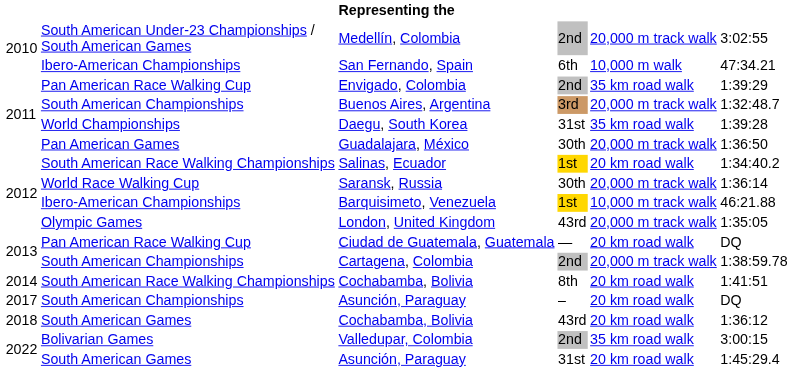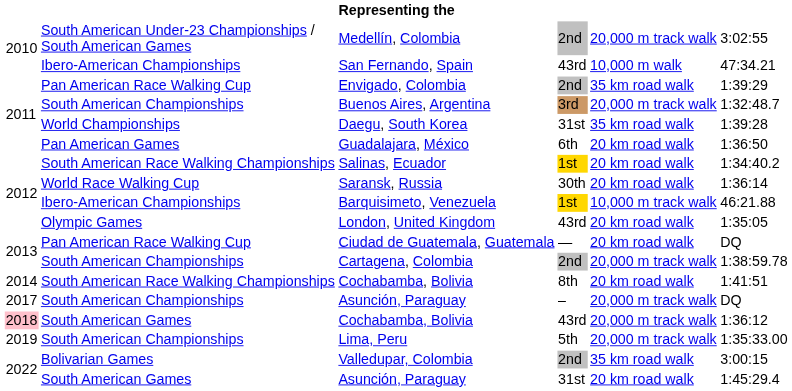(568, 65) 6th -> (572, 65) 43rd
(572, 144) 30th -> (568, 144) 6th
(653, 144) 20,000 m track walk -> (642, 144) 20 km road walk
(653, 183) 20,000 m track walk -> (642, 183) 20 km road walk
(653, 222) 20,000 m track walk -> (642, 222) 20 km road walk
(642, 300) 20 km road walk -> (653, 300) 20,000 m track walk
(22, 320) no background -> (22, 320) pink background
(642, 320) 20 km road walk -> (653, 320) 20,000 m track walk
+ row: (142, 340)
